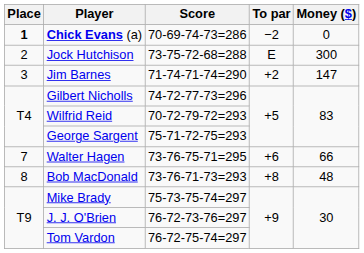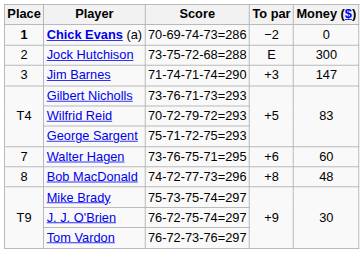(271, 75) +2 -> (271, 75) +3
(197, 95) 74-72-77-73=296 -> (197, 95) 73-76-71-73=293
(326, 156) 66 -> (326, 156) 60
(197, 177) 73-76-71-73=293 -> (197, 177) 74-72-77-73=296
(197, 217) 76-72-73-76=297 -> (197, 217) 76-72-75-74=297
(197, 237) 76-72-75-74=297 -> (197, 237) 76-72-73-76=297
